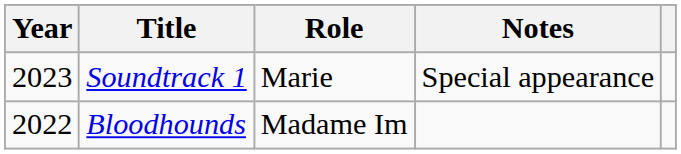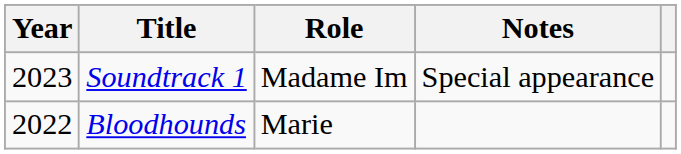(297, 76) Marie -> (334, 76) Madame Im
(334, 124) Madame Im -> (297, 124) Marie
